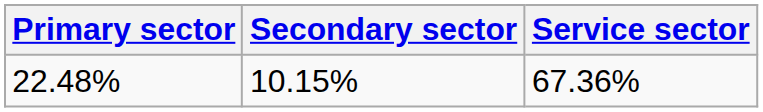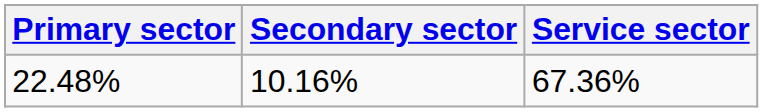(304, 80) 10.15% -> (304, 80) 10.16%
